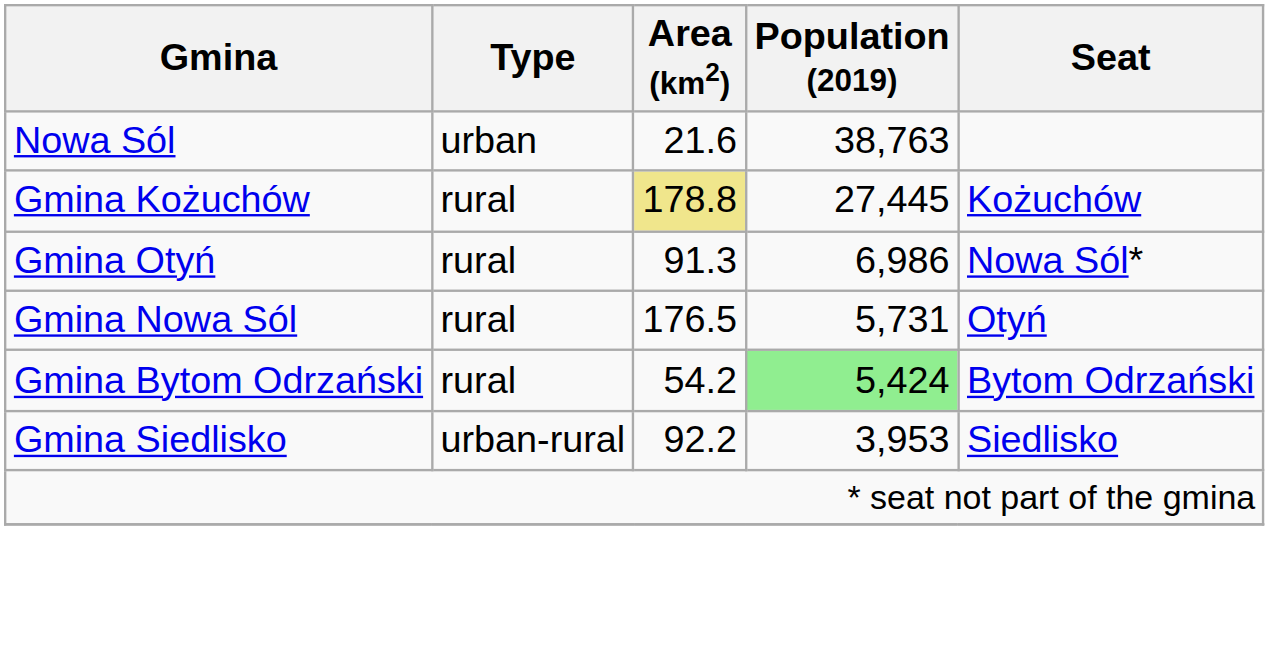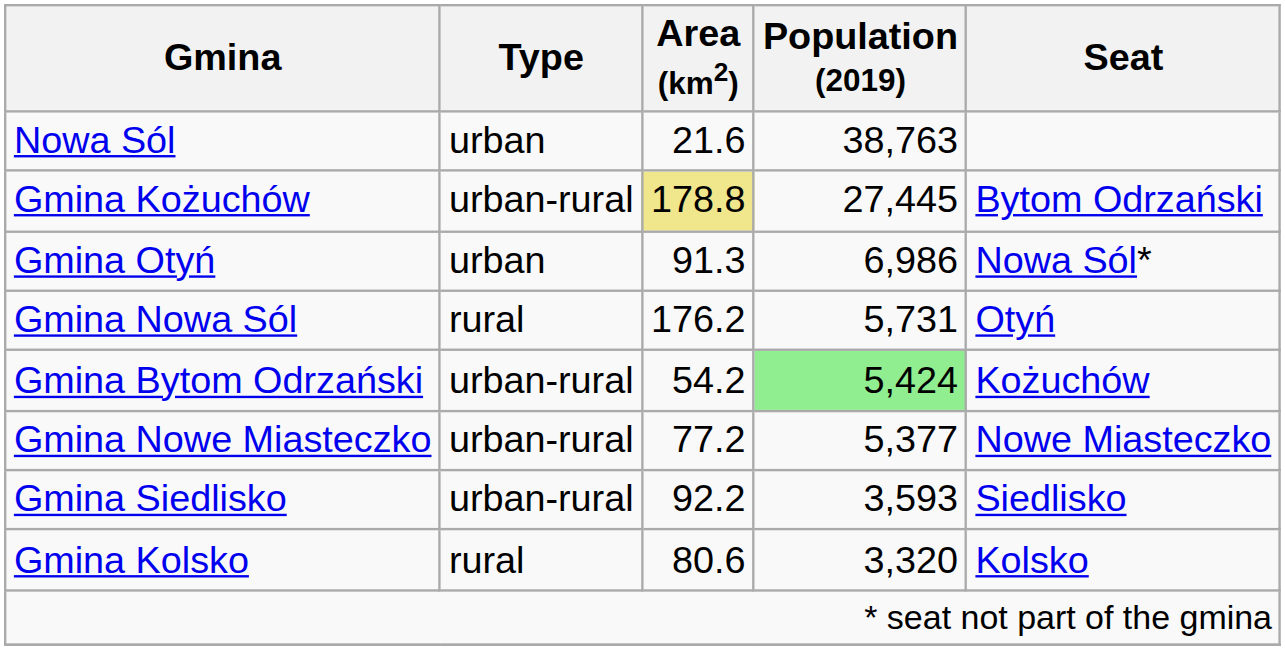(478, 200) rural -> (541, 200) urban-rural
(1054, 200) Kożuchów -> (1119, 200) Bytom Odrzański
(478, 259) rural -> (497, 259) urban
(690, 319) 176.5 -> (698, 319) 176.2
(478, 379) rural -> (541, 379) urban-rural
(1111, 379) Bytom Odrzański -> (1063, 379) Kożuchów
+ row: (223, 439)
(902, 439) 3,953 -> (911, 499) 3,593
+ row: (131, 559)
